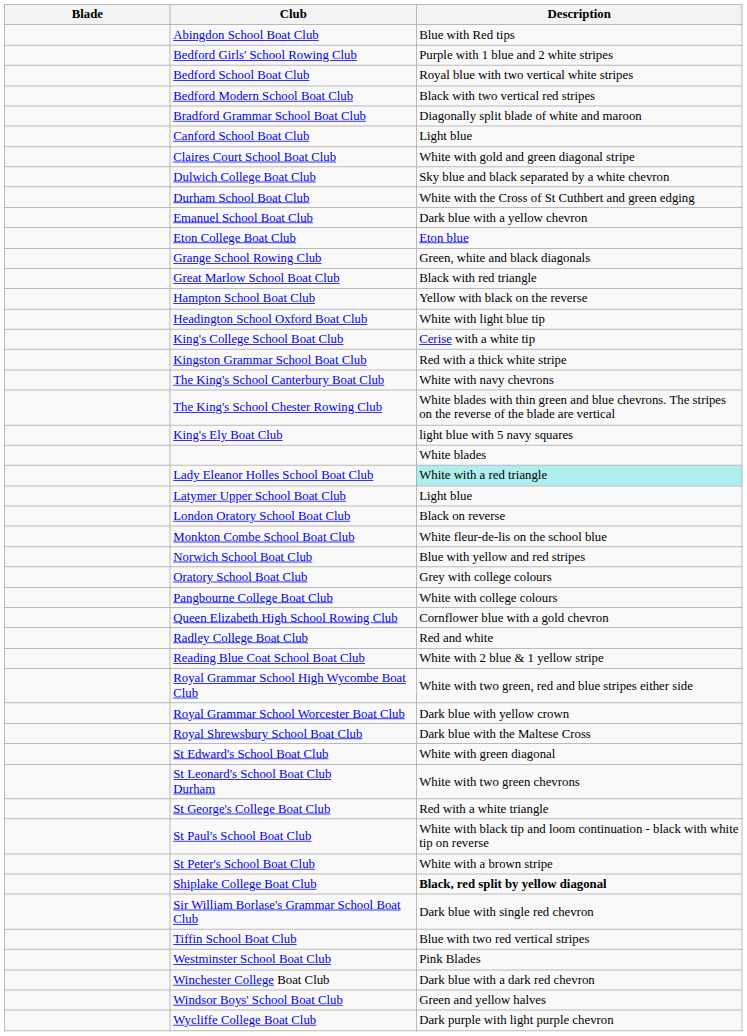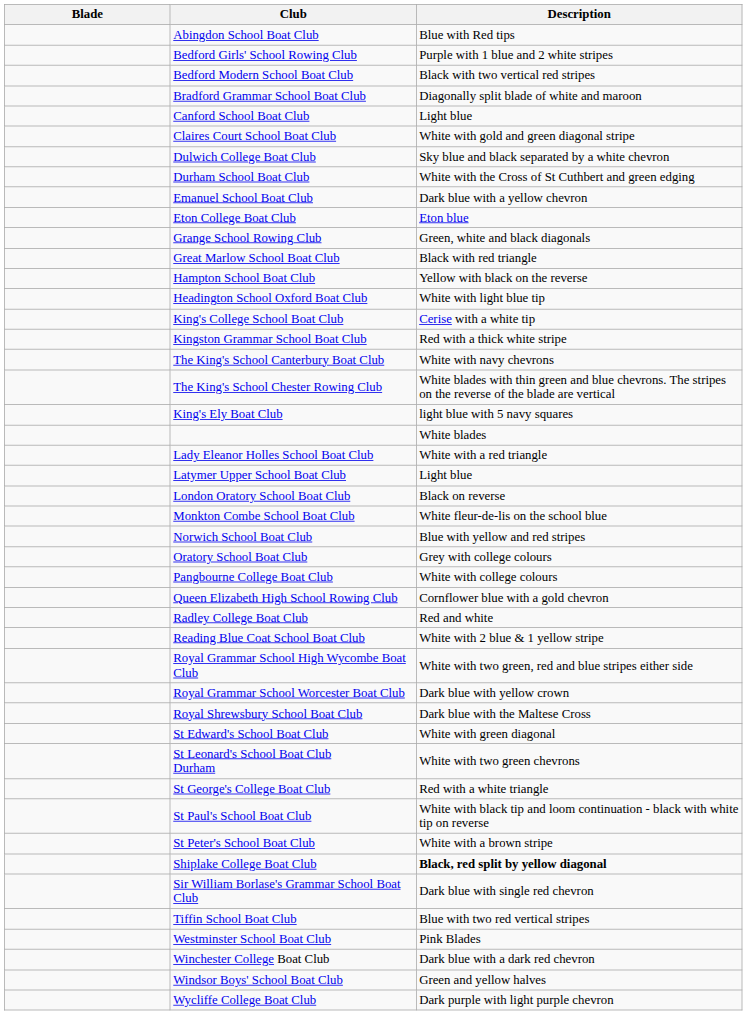- row: (241, 75)
(483, 475) paleturquoise background -> (483, 455) no background
